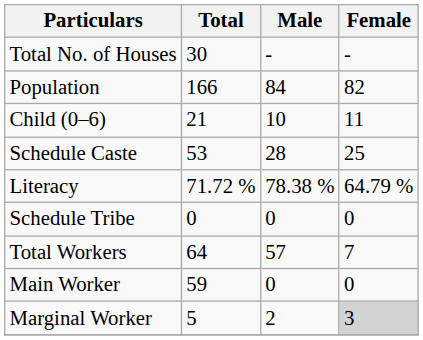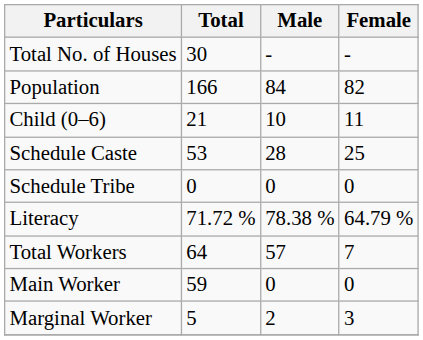rows swapped: (72, 218) <-> (44, 185)
(349, 317) lightgrey background -> (349, 317) no background
